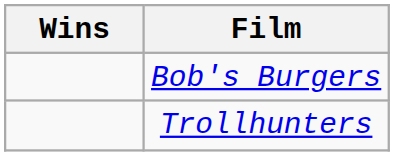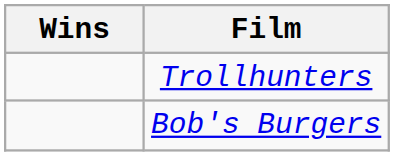rows swapped: (266, 125) <-> (266, 77)
